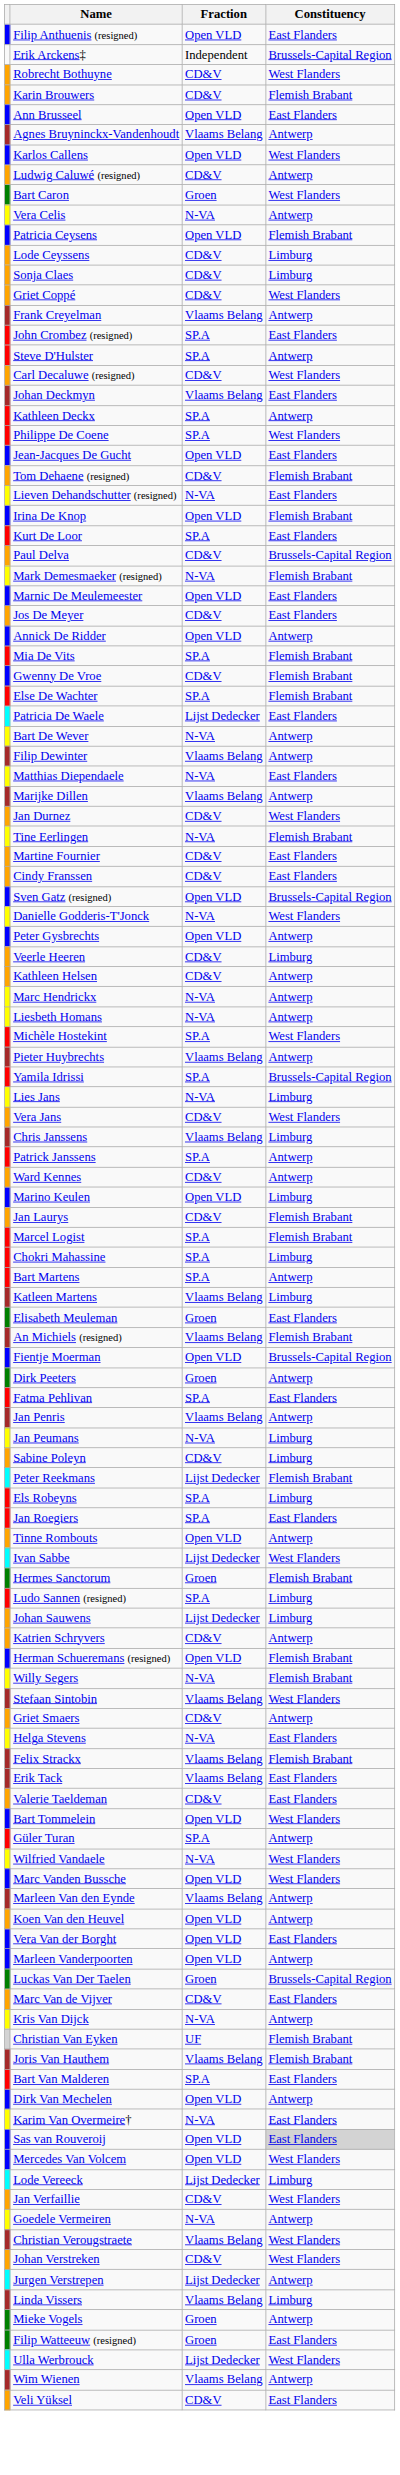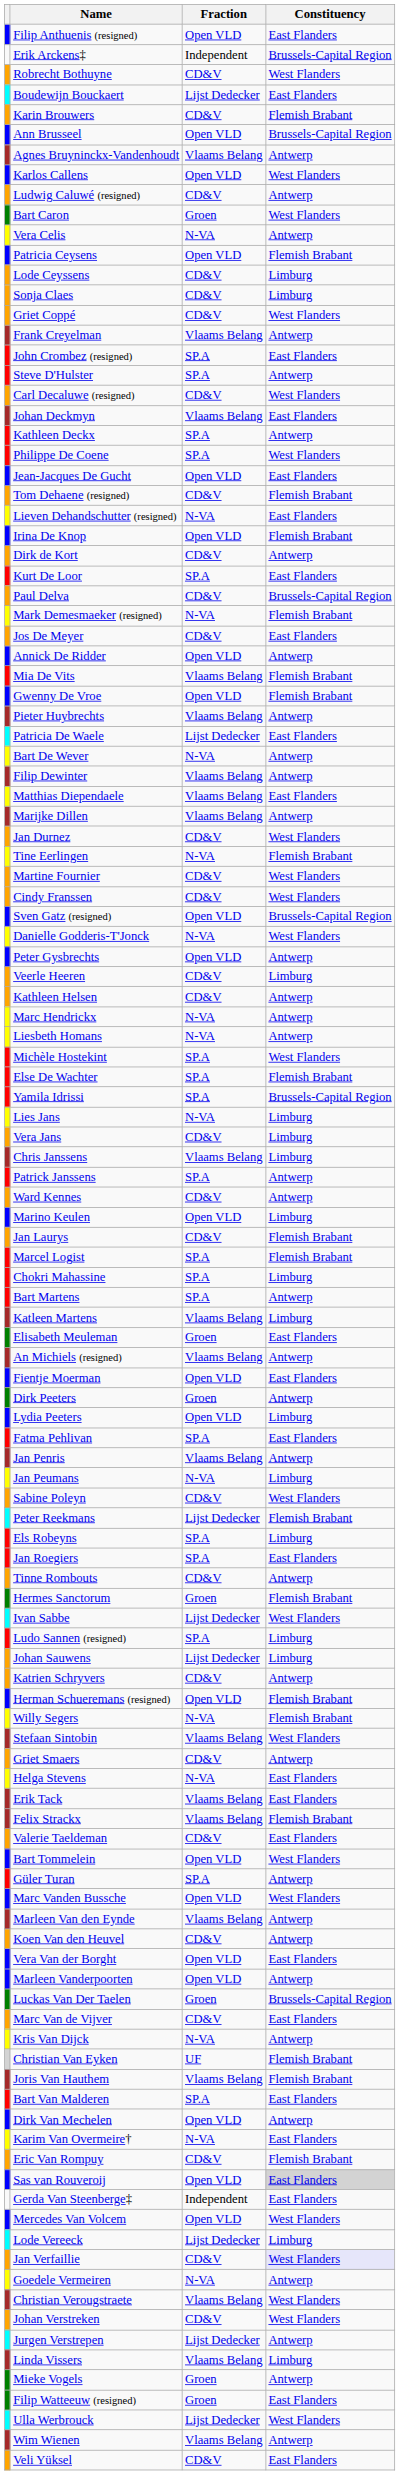+ row: (68, 94)
(303, 114) East Flanders -> (330, 134) Brussels-Capital Region
+ row: (45, 555)
- row: (78, 595)
(197, 656) SP.A -> (224, 676) Vlaams Belang
(203, 676) CD&V -> (213, 696) Open VLD
rows swapped: (55, 696) <-> (59, 1056)
(200, 776) N-VA -> (224, 796) Vlaams Belang
(303, 856) East Flanders -> (304, 876) West Flanders
(303, 876) East Flanders -> (304, 896) West Flanders
(304, 1117) West Flanders -> (290, 1137) Limburg
(310, 1337) Flemish Brabant -> (291, 1357) Antwerp
(330, 1357) Brussels-Capital Region -> (303, 1377) East Flanders
+ row: (47, 1417)
(290, 1457) Limburg -> (304, 1497) West Flanders
(213, 1538) Open VLD -> (203, 1578) CD&V
rows swapped: (41, 1558) <-> (62, 1578)
rows swapped: (47, 1758) <-> (38, 1778)
- row: (59, 1858)
(213, 1918) Open VLD -> (203, 1938) CD&V
+ row: (58, 2159)
+ row: (73, 2199)
(304, 2199) no background -> (304, 2259) lavender background
